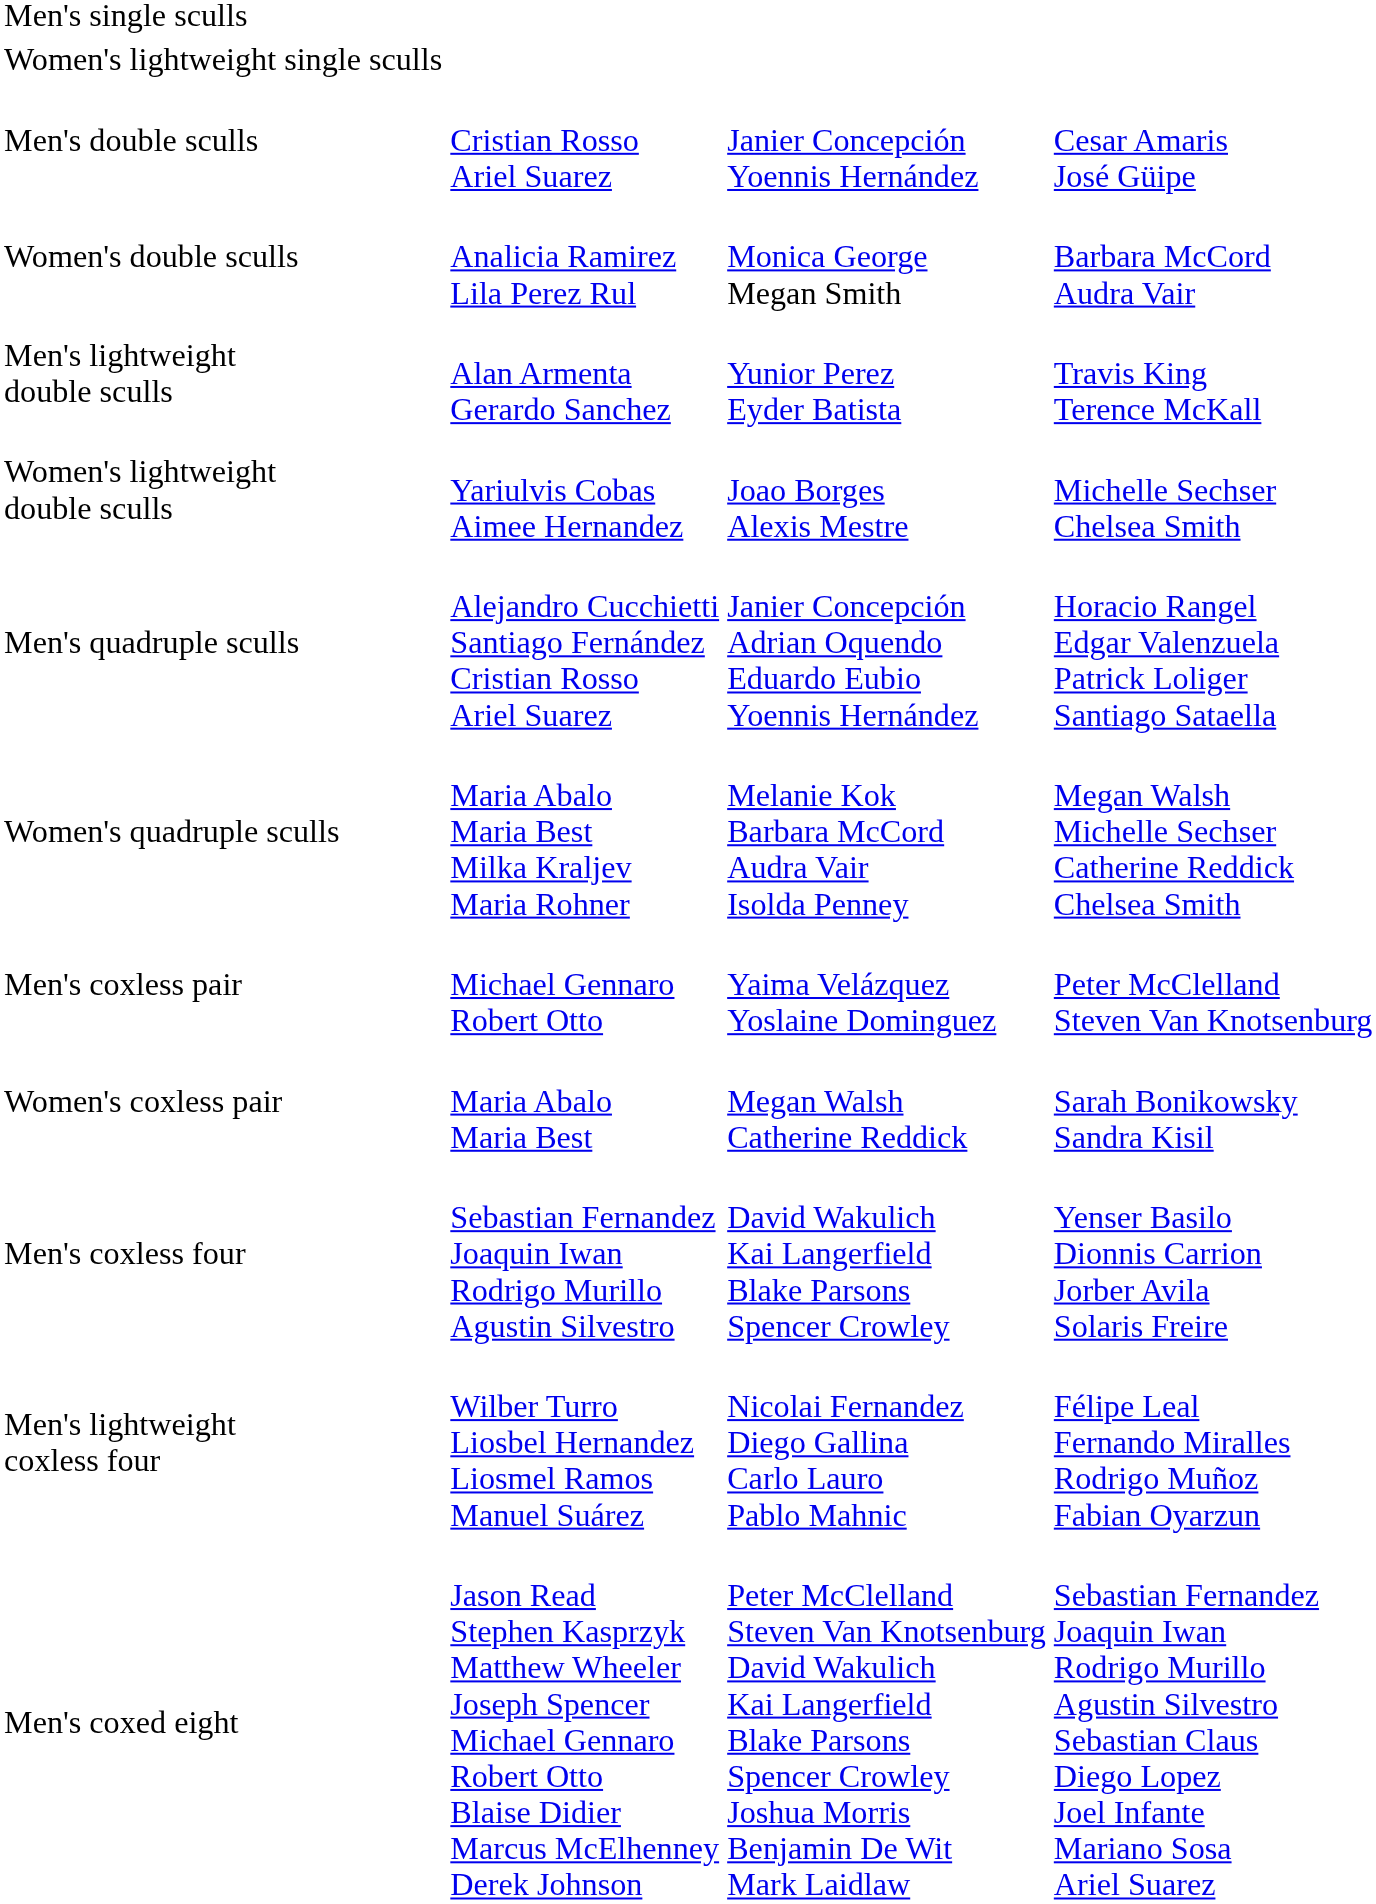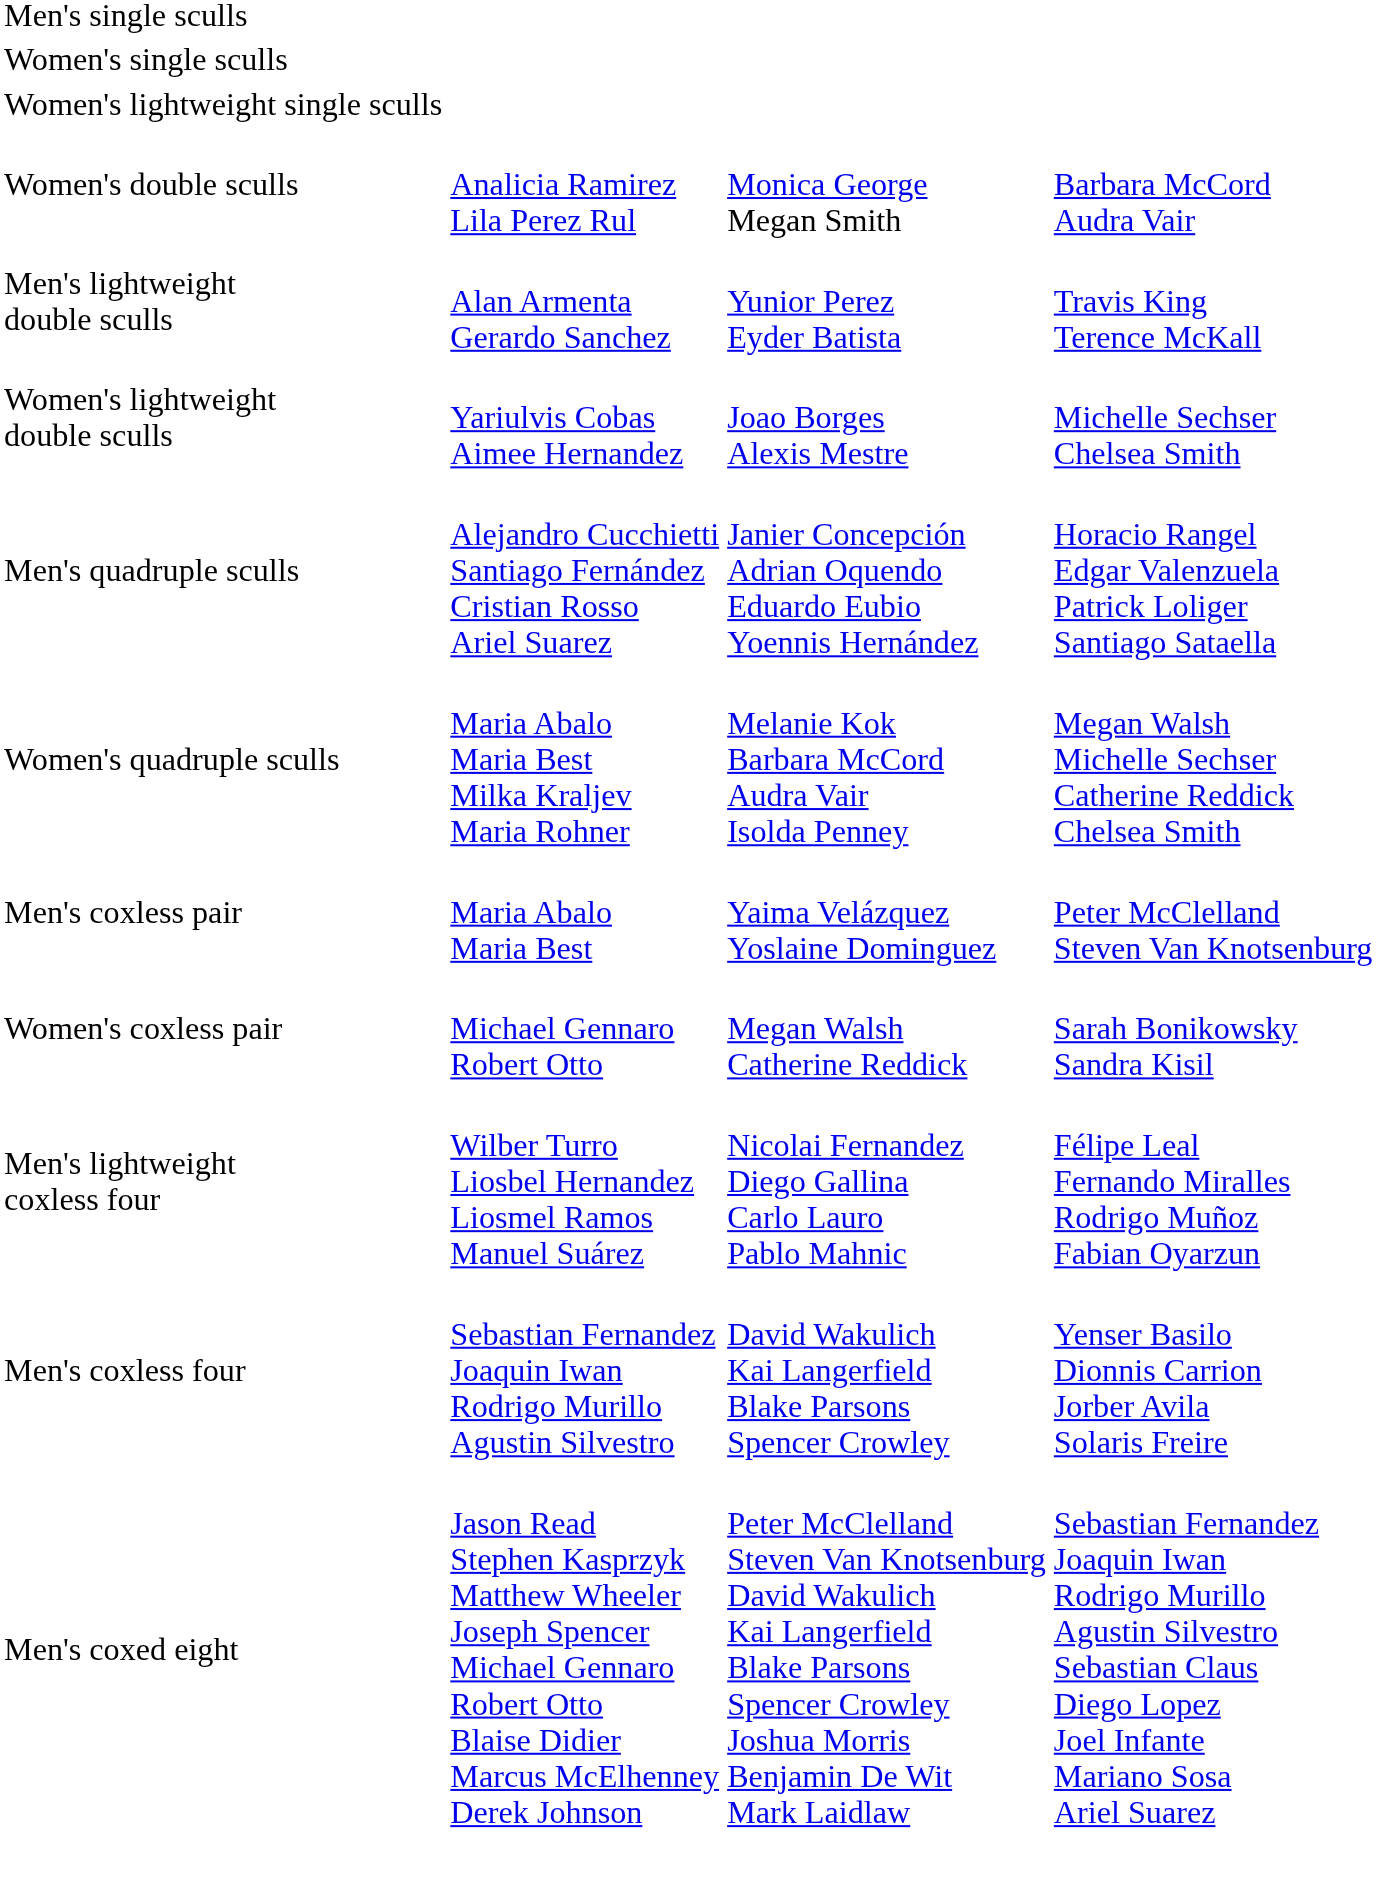+ row: (146, 59)
- row: (131, 140)
(562, 1002) Michael Gennaro Robert Otto -> (531, 930) Maria Abalo Maria Best
(531, 1119) Maria Abalo Maria Best -> (562, 1046) Michael Gennaro Robert Otto
rows swapped: (125, 1253) <-> (120, 1442)
